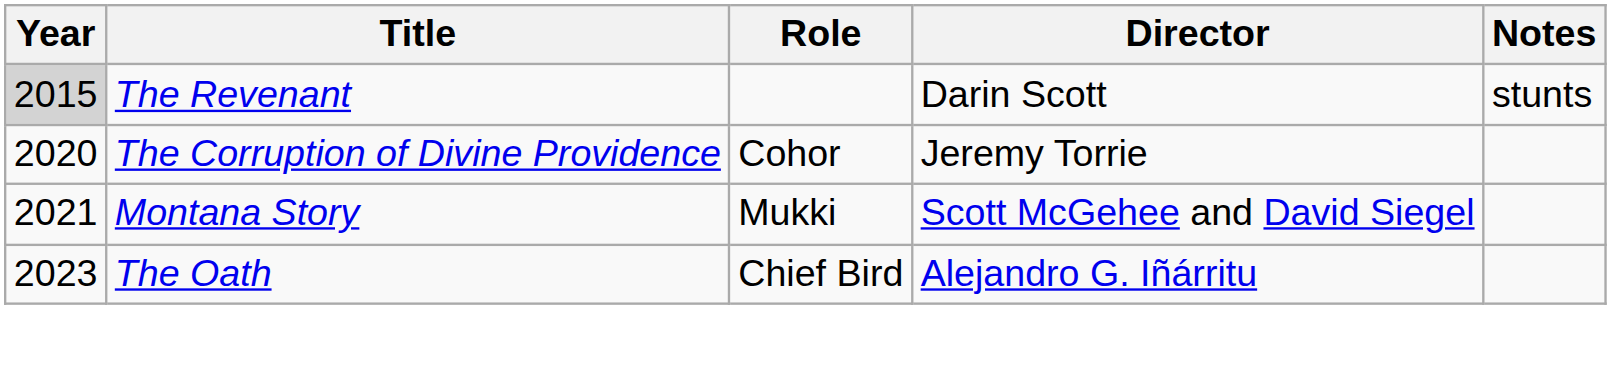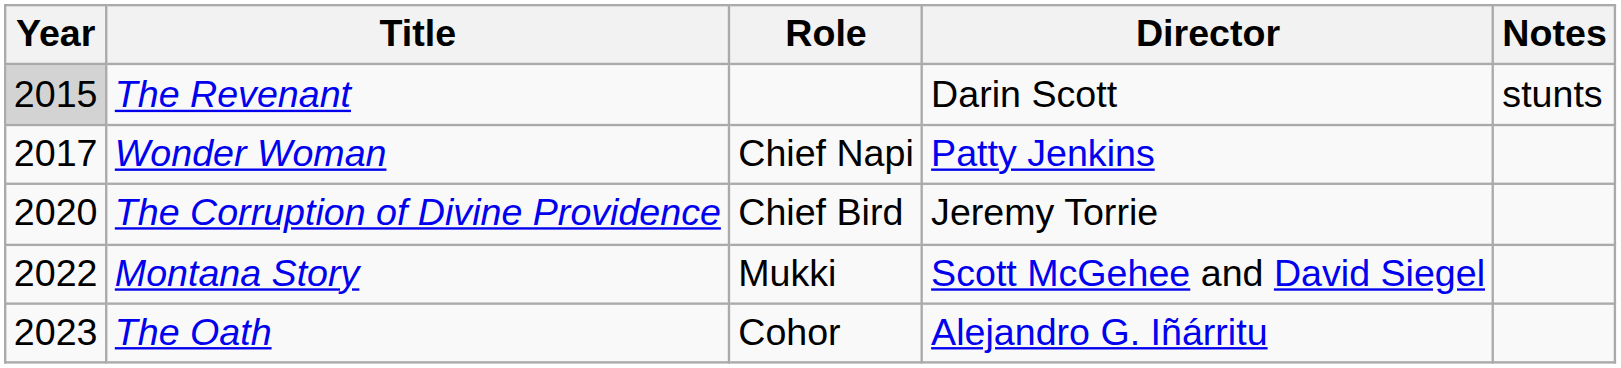+ row: (251, 153)
(789, 153) Cohor -> (821, 213) Chief Bird
(56, 213) 2021 -> (56, 272) 2022
(821, 272) Chief Bird -> (789, 332) Cohor
